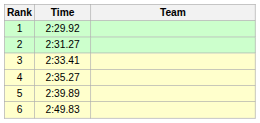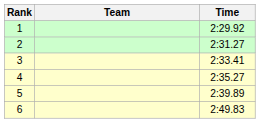columns swapped: (173, 12) <-> (63, 12)
